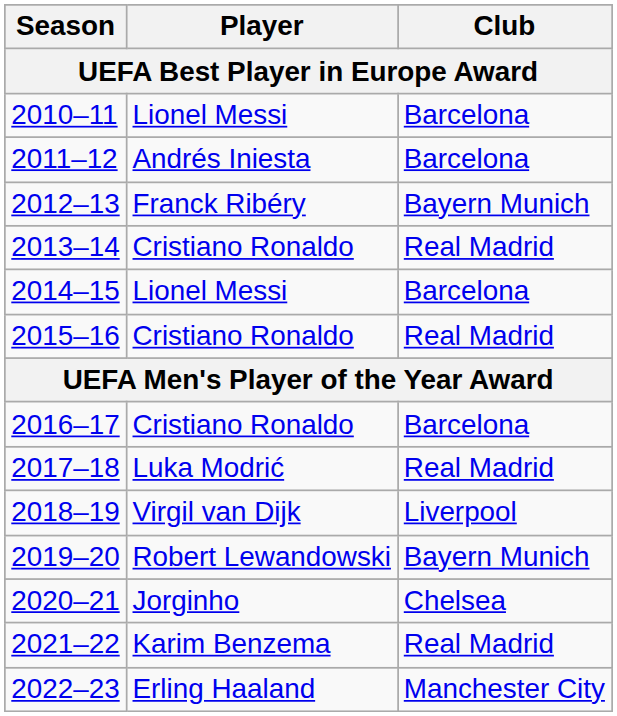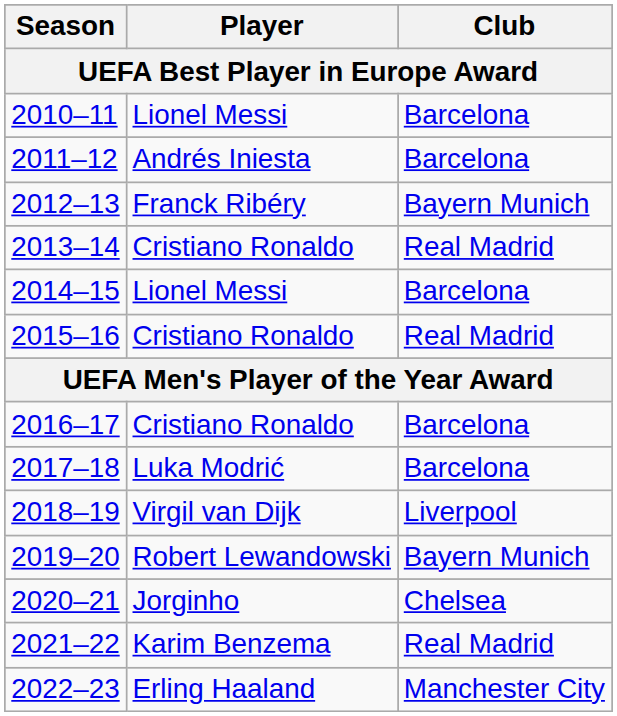(479, 468) Real Madrid -> (466, 468) Barcelona
